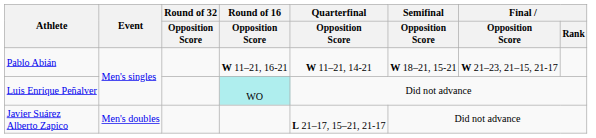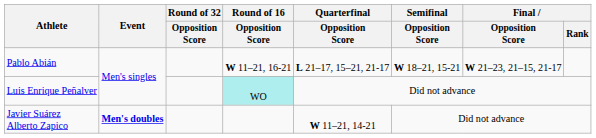(339, 68) W 11–21, 14-21 -> (343, 68) L 21–17, 15–21, 21-17
(131, 119) normal -> (132, 119) bold
(339, 125) L 21–17, 15–21, 21-17 -> (343, 125) W 11–21, 14-21
